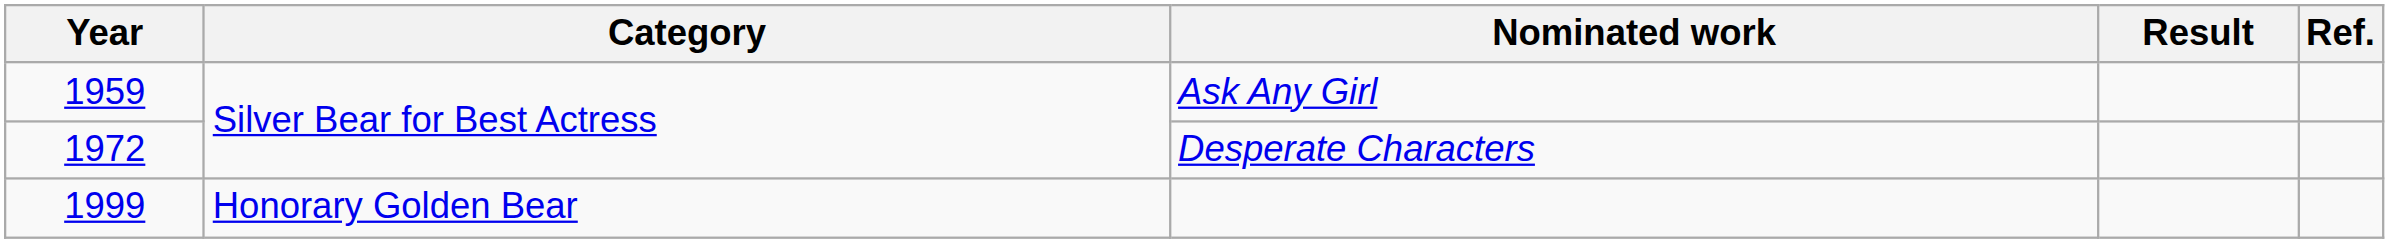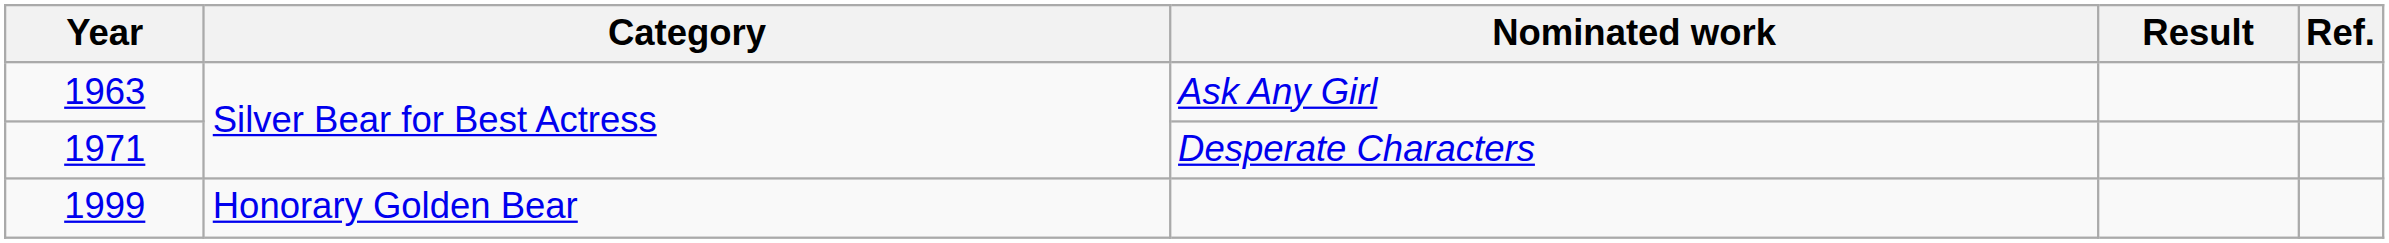(105, 91) 1959 -> (105, 91) 1963
(105, 149) 1972 -> (105, 149) 1971
